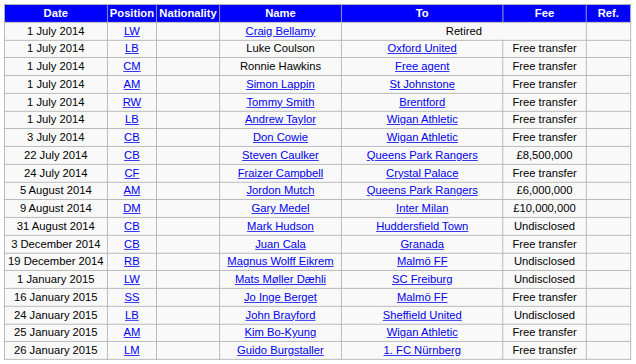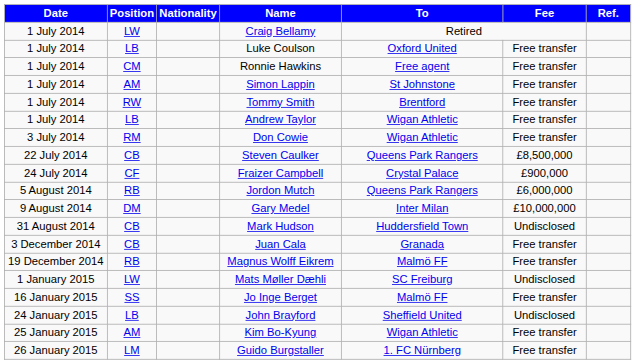(132, 138) CB -> (132, 138) RM
(545, 173) Free transfer -> (545, 173) £900,000
(132, 191) AM -> (132, 191) RB
(544, 262) Undisclosed -> (545, 262) Free transfer
